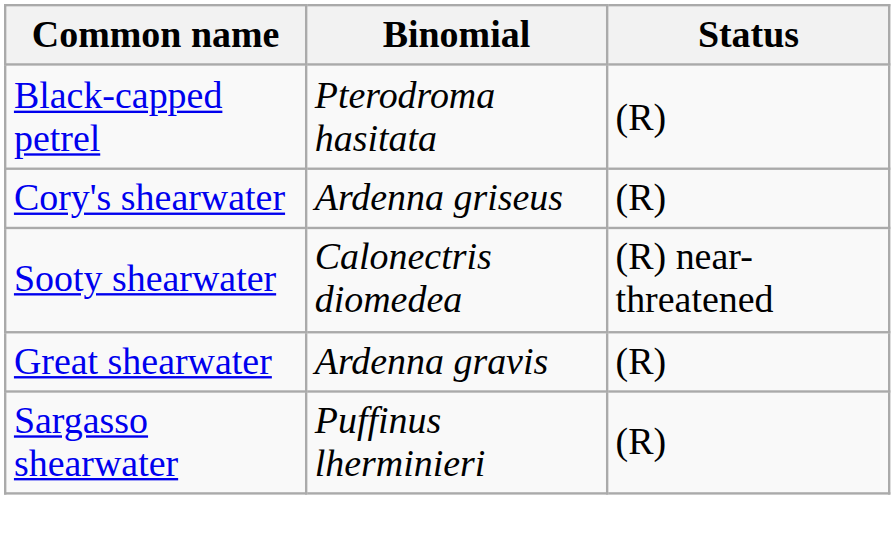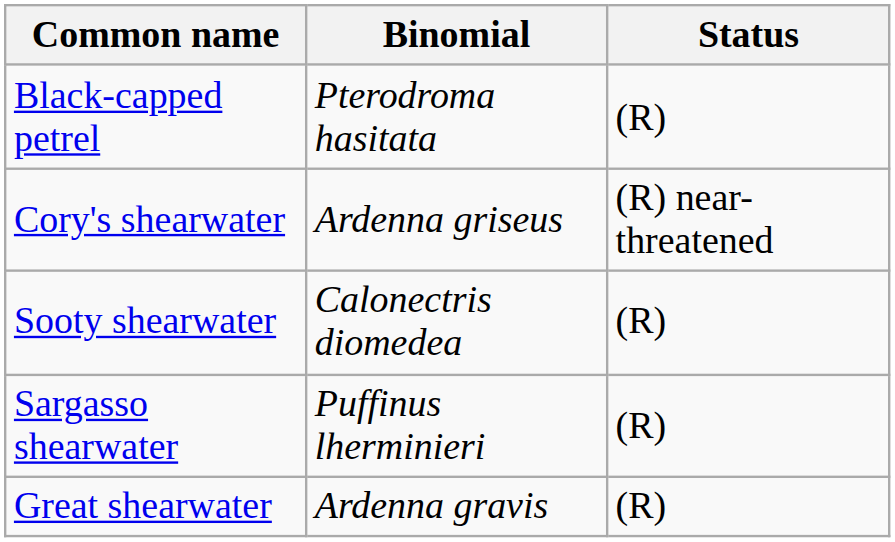(641, 197) (R) -> (695, 218) (R) near-threatened
(695, 278) (R) near-threatened -> (641, 321) (R)
rows swapped: (143, 360) <-> (96, 441)
